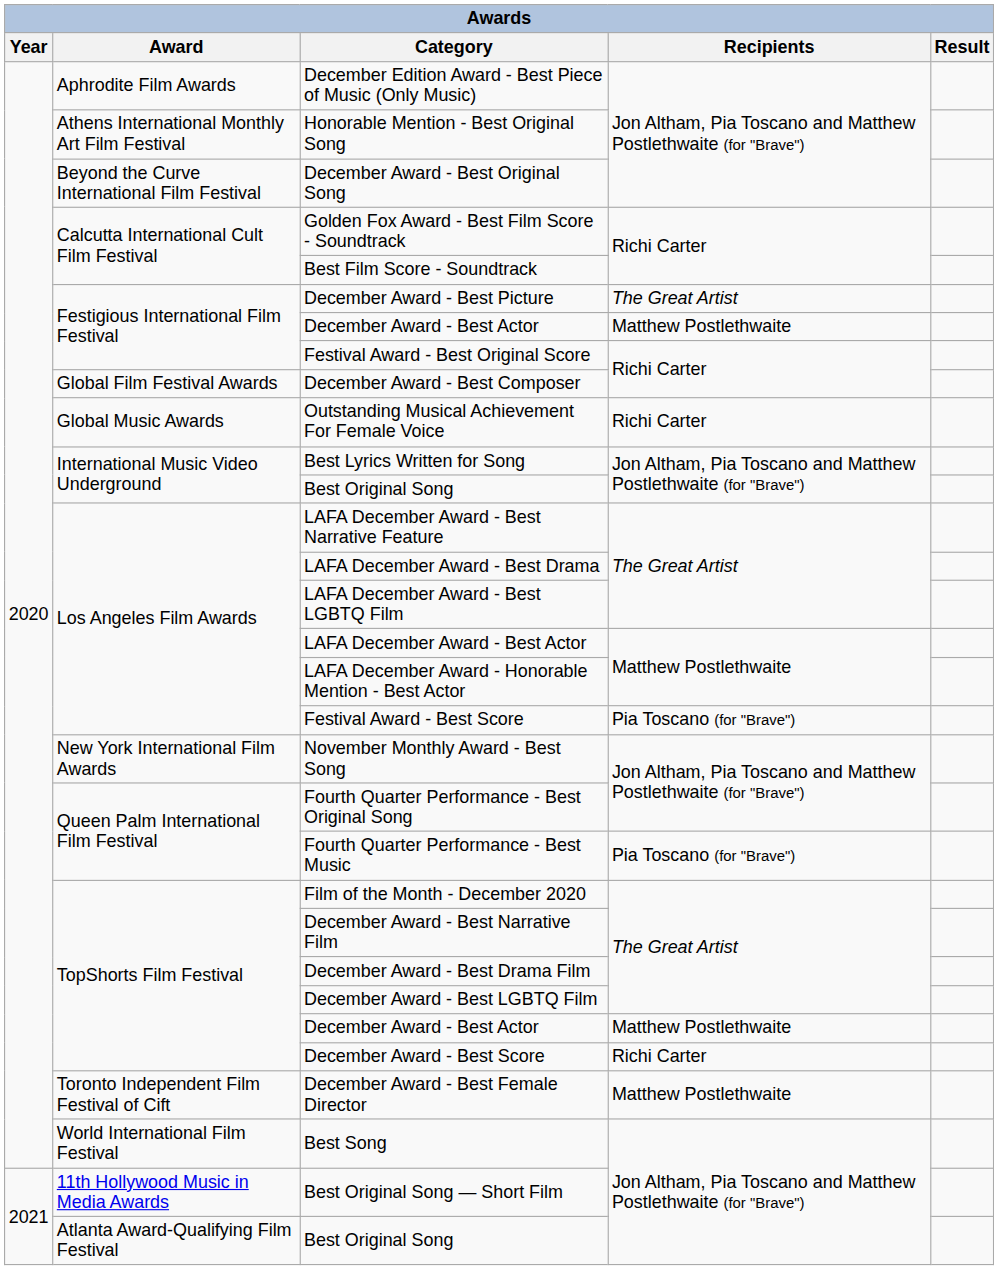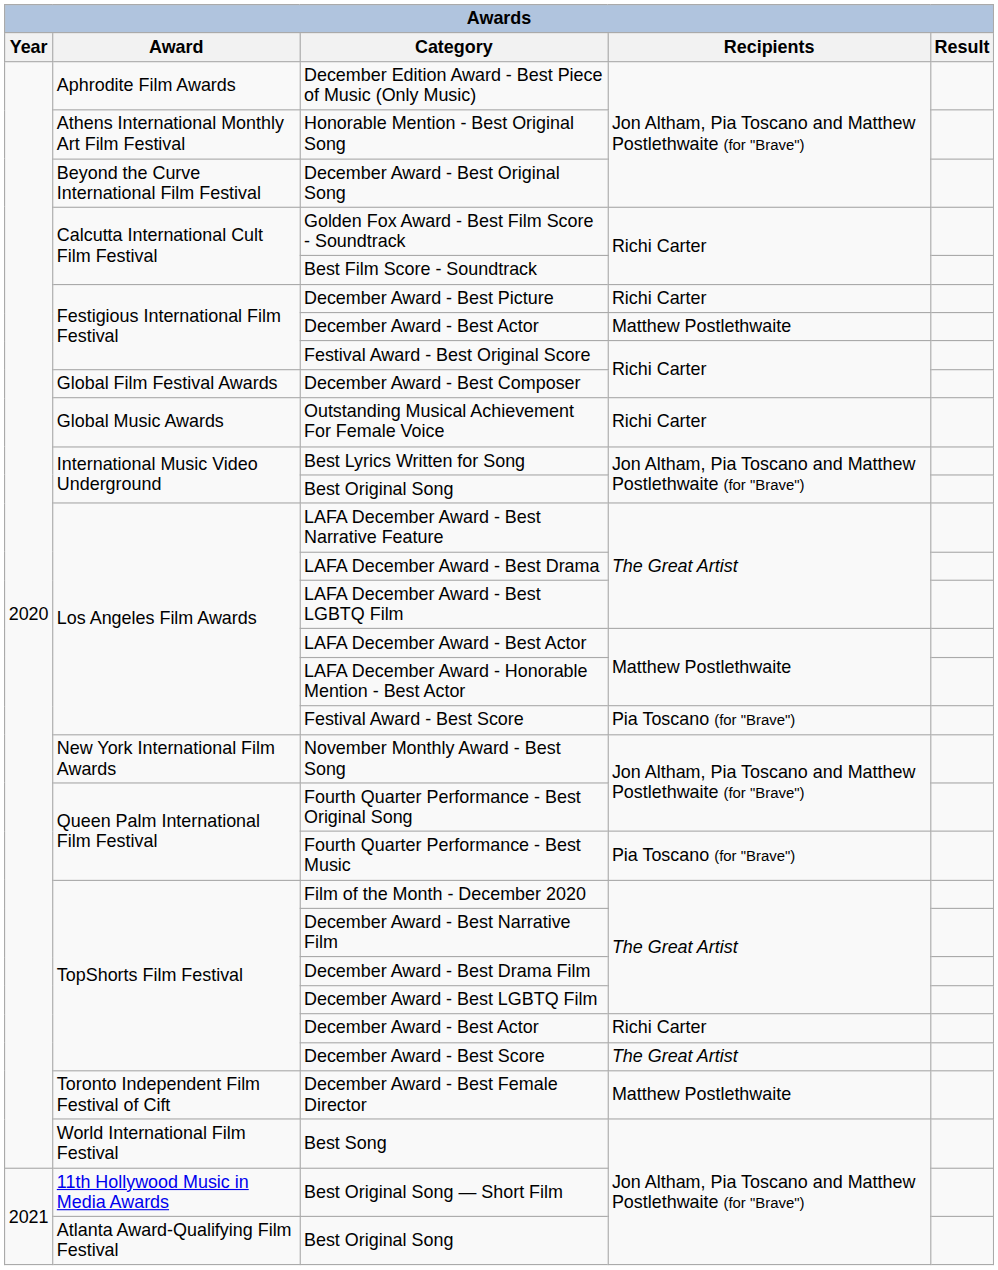(675, 298) The Great Artist -> (659, 298) Richi Carter
(702, 1027) Matthew Postlethwaite -> (659, 1027) Richi Carter
(659, 1056) Richi Carter -> (675, 1056) The Great Artist
